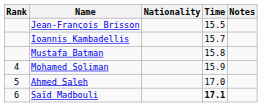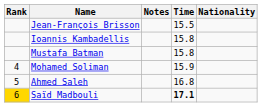columns swapped: (172, 11) <-> (242, 11)
(215, 39) 15.7 -> (184, 39) 15.8
(215, 81) 17.0 -> (184, 81) 16.8
(17, 95) no background -> (17, 95) gold background
